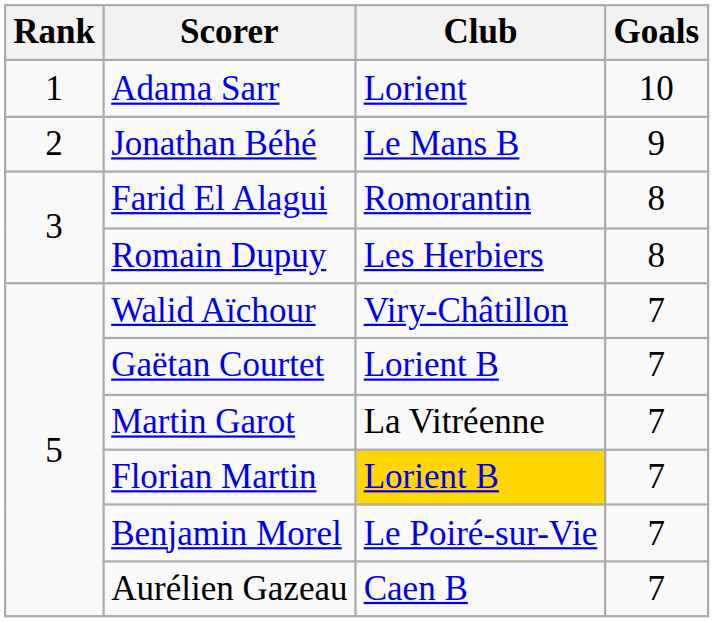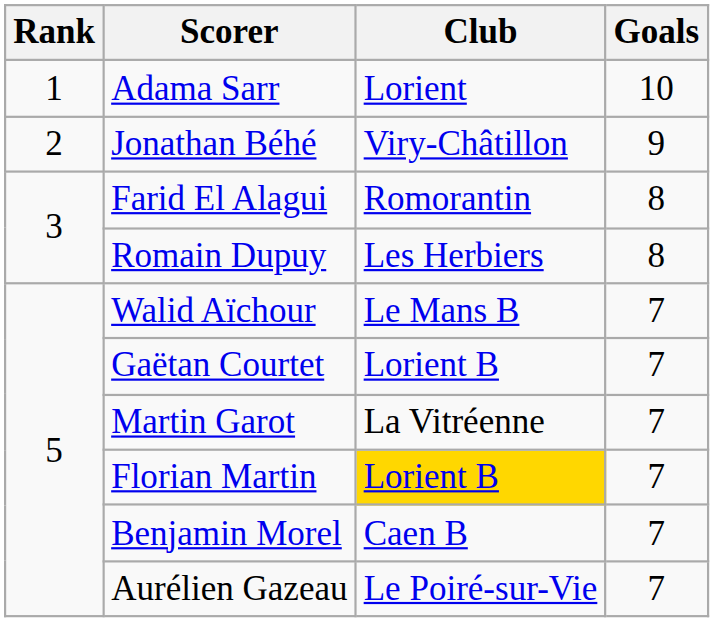(442, 143) Le Mans B -> (466, 143) Viry-Châtillon
(466, 310) Viry-Châtillon -> (442, 310) Le Mans B
(480, 532) Le Poiré-sur-Vie -> (416, 532) Caen B
(416, 588) Caen B -> (480, 588) Le Poiré-sur-Vie
